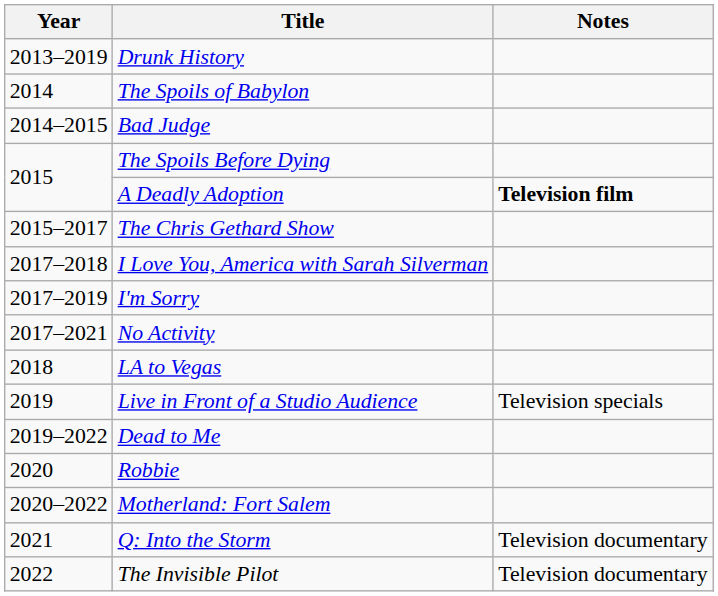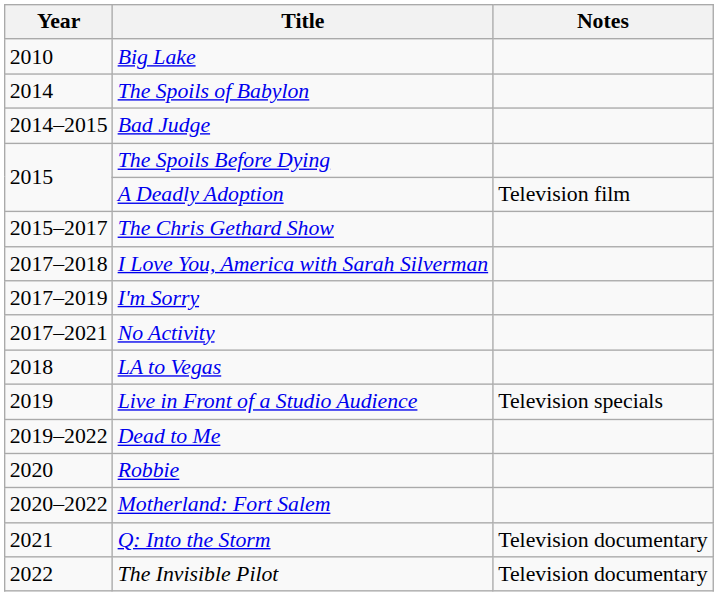+ row: (157, 56)
- row: (181, 56)
(566, 194) bold -> (564, 194) normal
